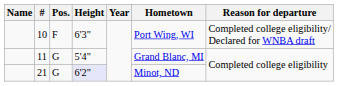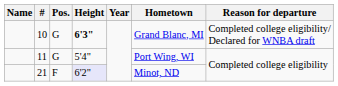(55, 34) F -> (56, 34) G
(83, 34) normal -> (84, 34) bold
(164, 34) Port Wing, WI -> (169, 34) Grand Blanc, MI
(169, 56) Grand Blanc, MI -> (164, 56) Port Wing, WI
(56, 72) G -> (55, 72) F
